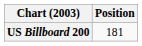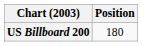(115, 31) 181 -> (115, 31) 180
